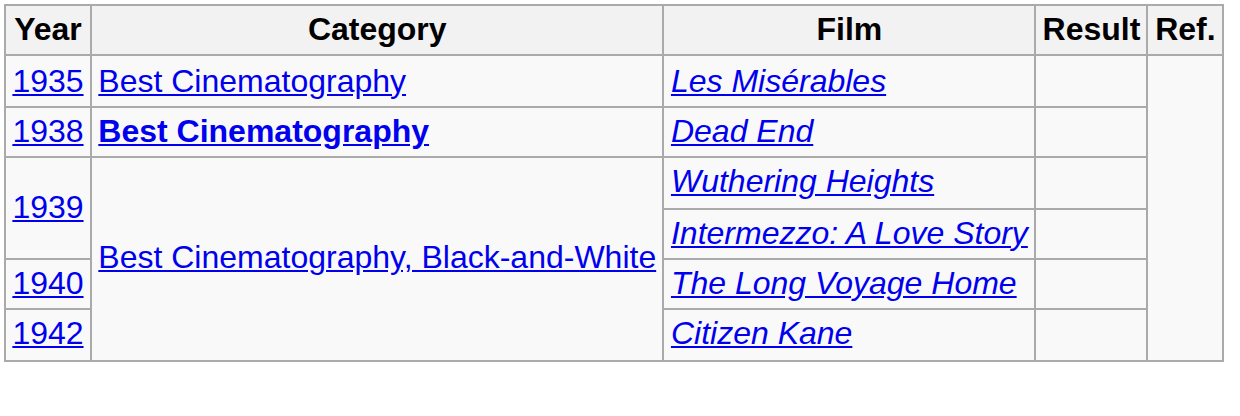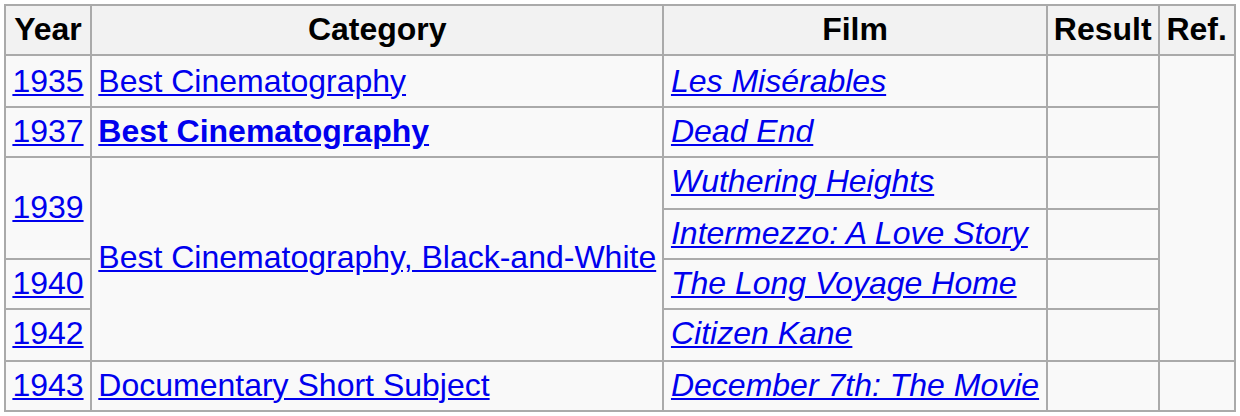(48, 131) 1938 -> (48, 131) 1937
+ row: (855, 385)
